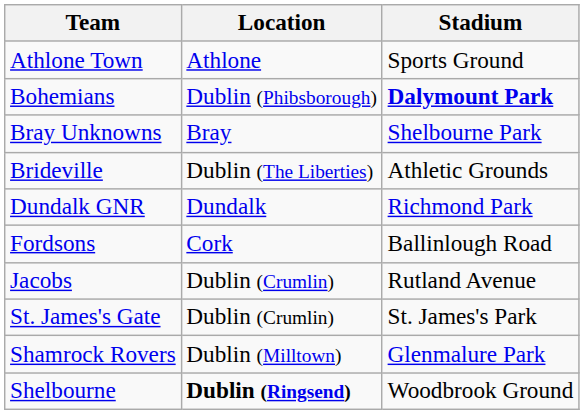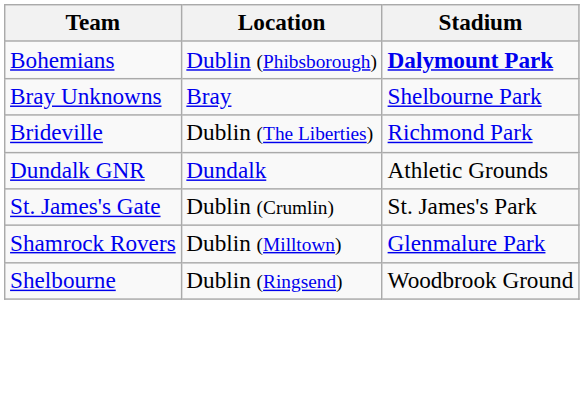- row: (76, 59)
(468, 170) Athletic Grounds -> (460, 133) Richmond Park
(460, 206) Richmond Park -> (468, 170) Athletic Grounds
- row: (53, 243)
- row: (41, 280)
(269, 390) bold -> (264, 280) normal
